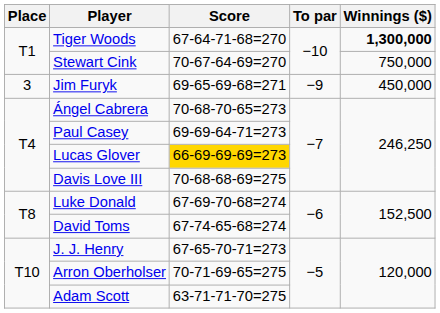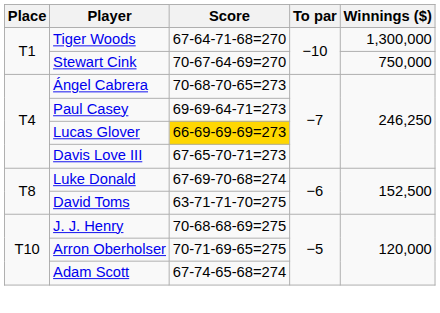(399, 39) bold -> (399, 39) normal
- row: (85, 86)
(229, 179) 70-68-68-69=275 -> (229, 156) 67-65-70-71=273
(229, 226) 67-74-65-68=274 -> (229, 202) 63-71-71-70=275
(229, 249) 67-65-70-71=273 -> (229, 226) 70-68-68-69=275
(229, 296) 63-71-71-70=275 -> (229, 272) 67-74-65-68=274
